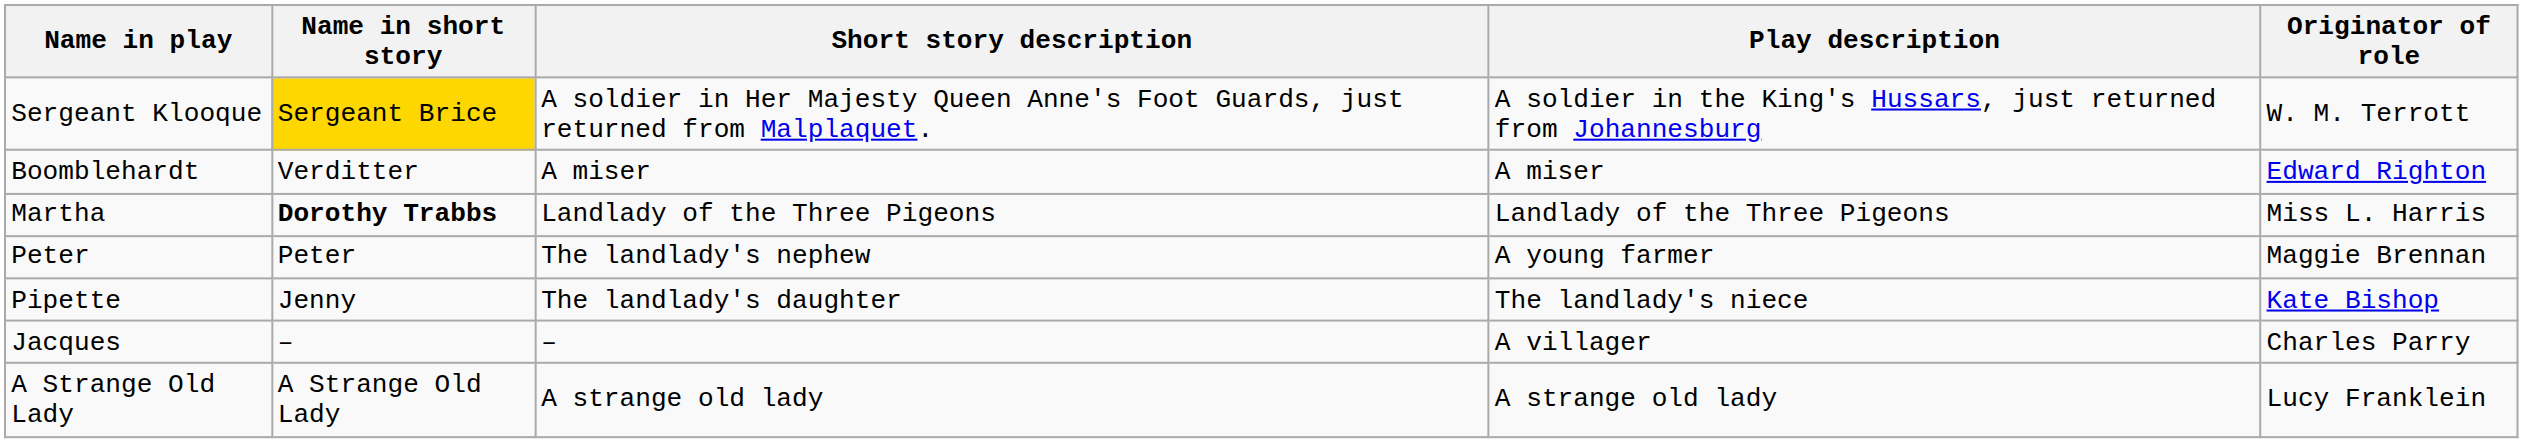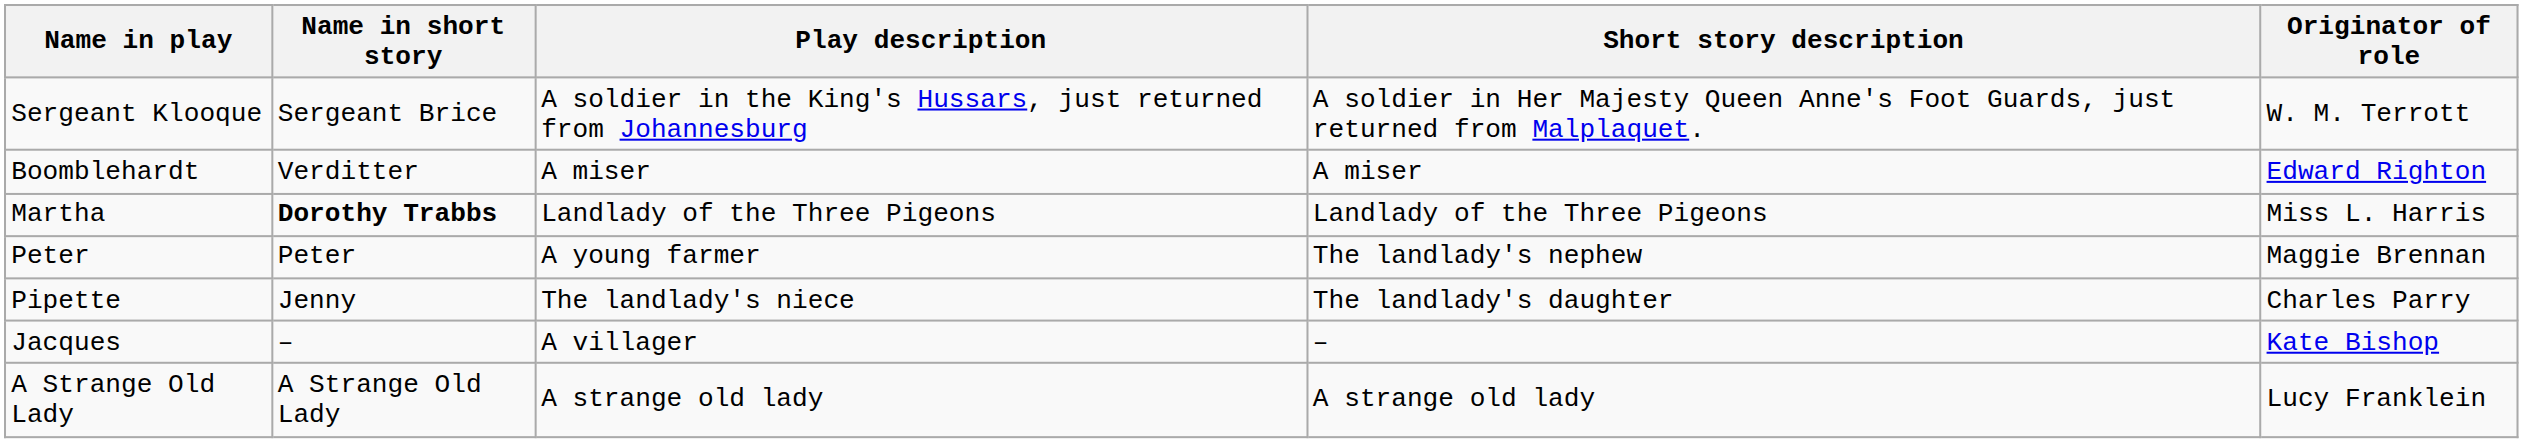columns swapped: (1874, 41) <-> (1012, 41)
(388, 114) gold background -> (388, 114) no background
(2353, 300) Kate Bishop -> (2368, 300) Charles Parry
(2368, 342) Charles Parry -> (2353, 342) Kate Bishop
